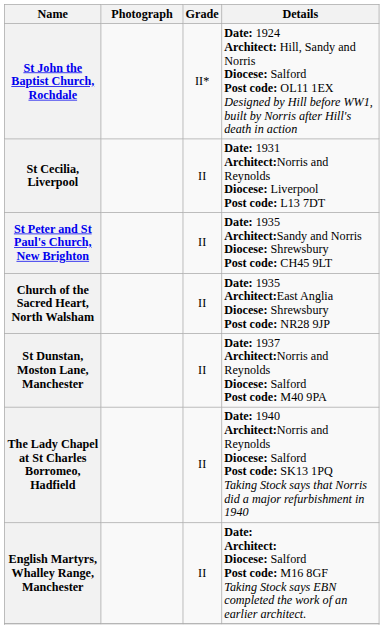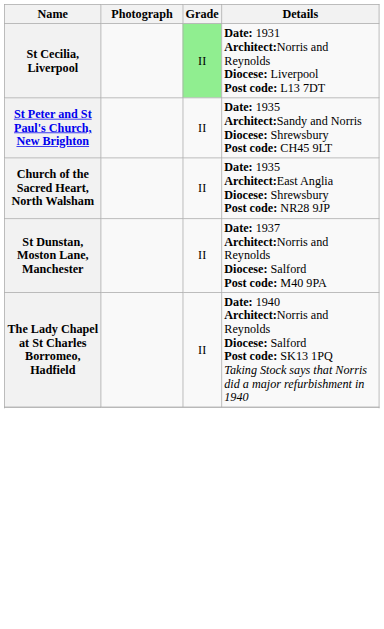- row: (53, 81)
(202, 175) no background -> (202, 60) lightgreen background
- row: (53, 573)
